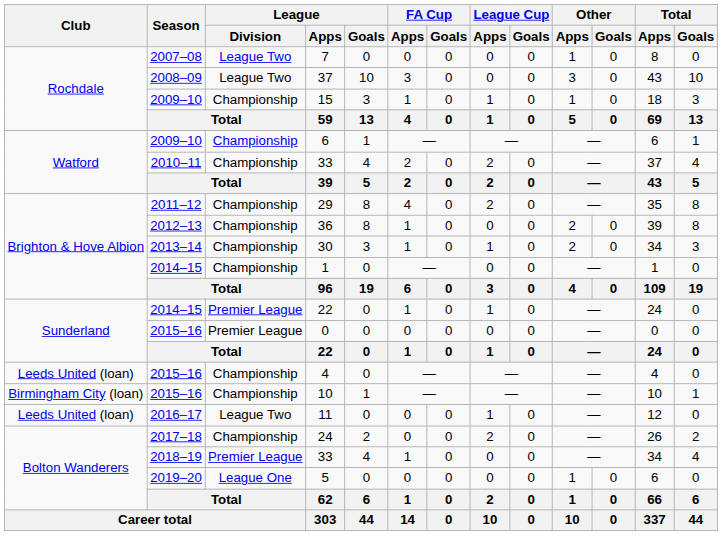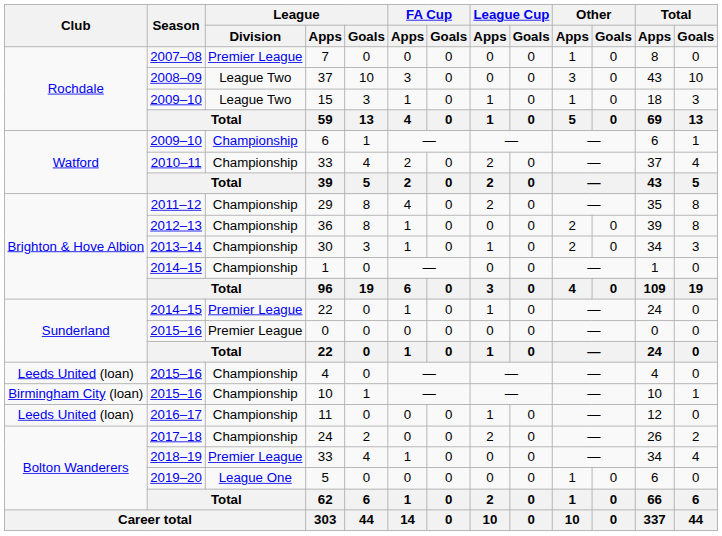(255, 57) League Two -> (255, 57) Premier League
(255, 99) Championship -> (255, 99) League Two
(255, 415) League Two -> (255, 415) Championship
